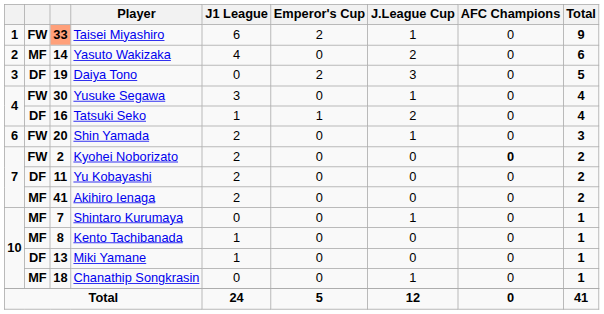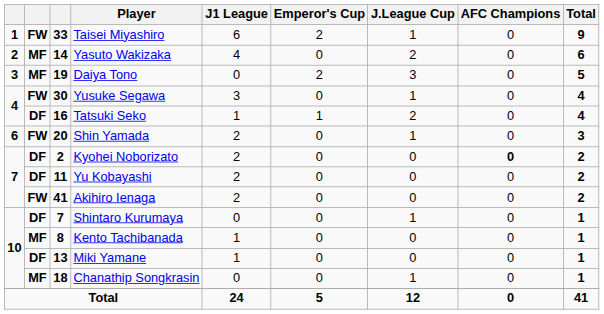(60, 34) lightsalmon background -> (60, 34) no background
(37, 75) DF -> (37, 75) MF
(37, 156) FW -> (37, 156) DF
(37, 197) MF -> (37, 197) FW
(37, 217) MF -> (37, 217) DF
